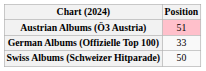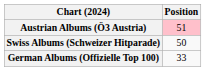rows swapped: (83, 43) <-> (83, 58)
